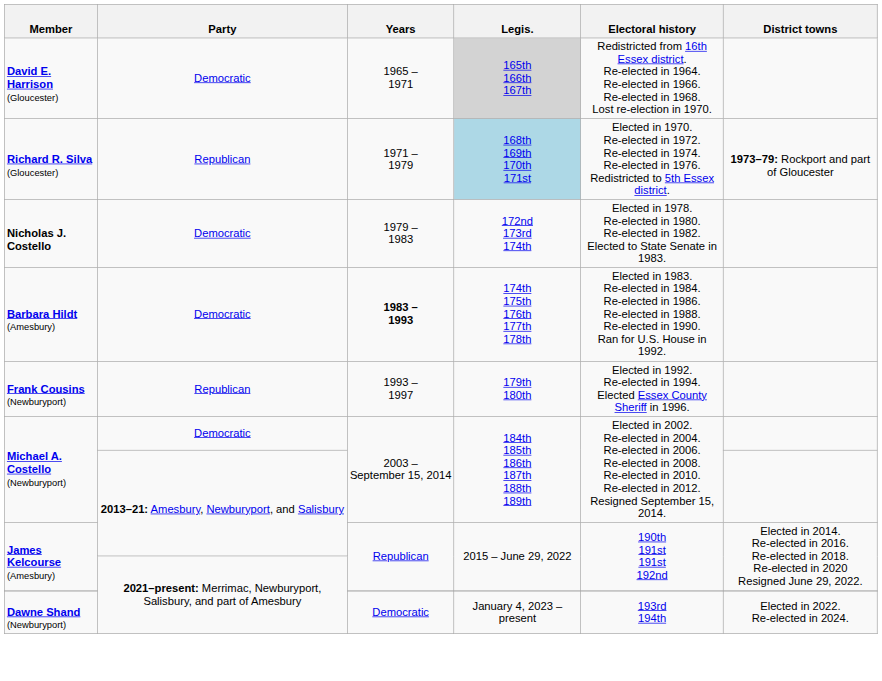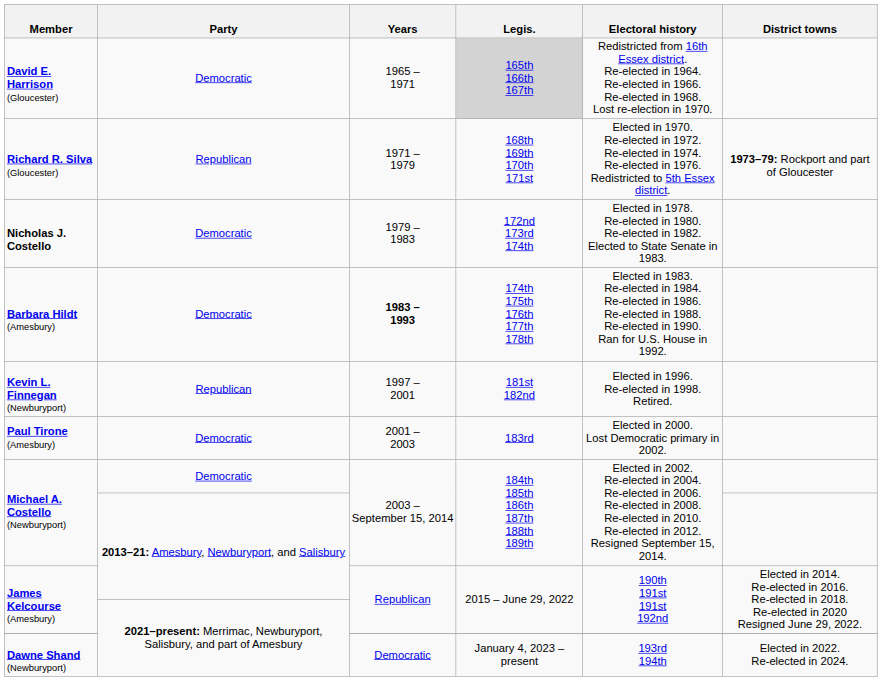(517, 159) lightblue background -> (519, 159) no background
- row: (46, 395)
+ row: (36, 395)
+ row: (37, 438)
